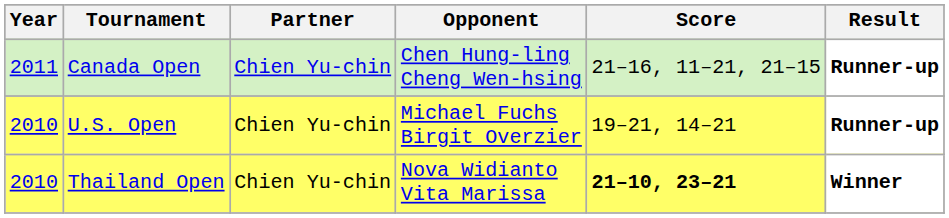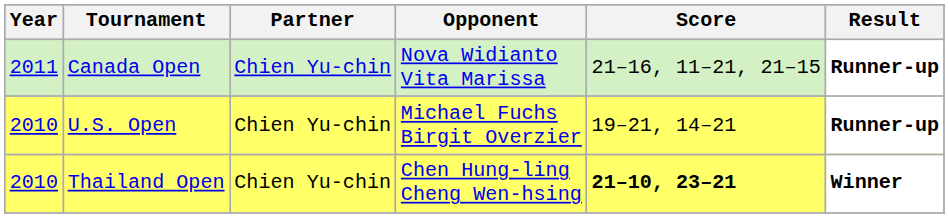(491, 67) Chen Hung-ling Cheng Wen-hsing -> (479, 67) Nova Widianto Vita Marissa
(479, 183) Nova Widianto Vita Marissa -> (491, 183) Chen Hung-ling Cheng Wen-hsing
